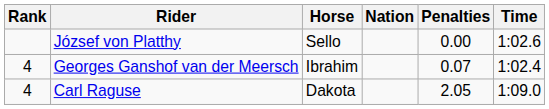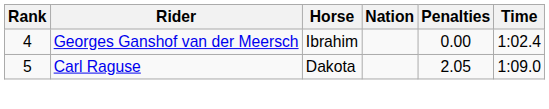- row: (117, 41)
(456, 66) 0.07 -> (456, 41) 0.00
(27, 91) 4 -> (27, 66) 5
